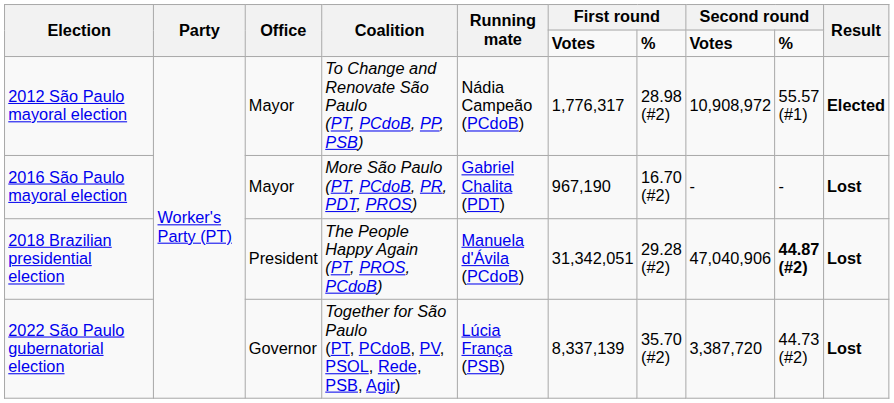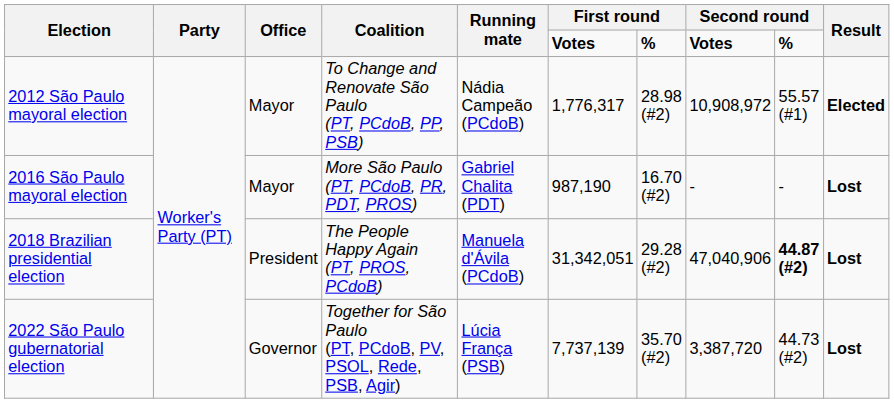(581, 186) 967,190 -> (581, 186) 987,190
(588, 348) 8,337,139 -> (588, 348) 7,737,139
